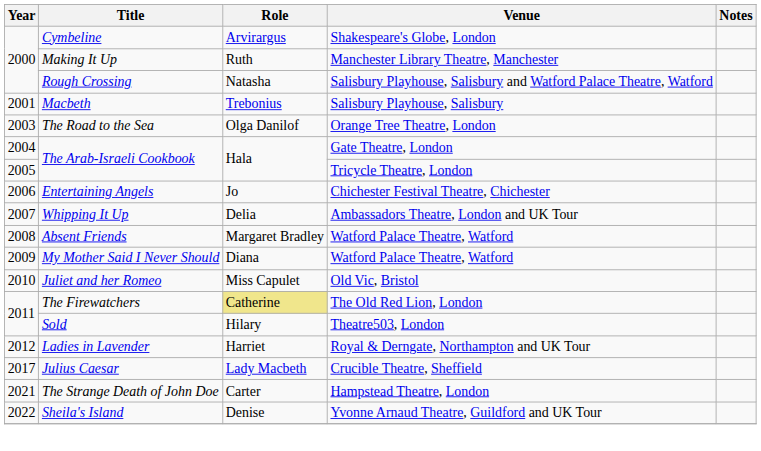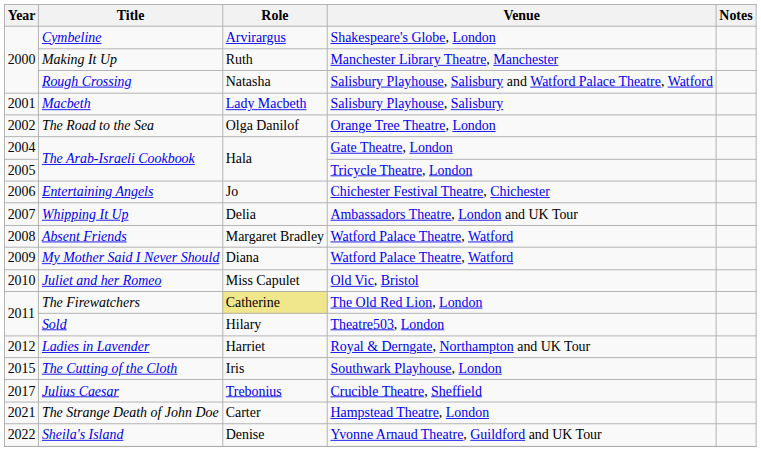(254, 103) Trebonius -> (266, 103) Lady Macbeth
(22, 125) 2003 -> (22, 125) 2002
+ row: (110, 368)
(266, 368) Lady Macbeth -> (254, 390) Trebonius
